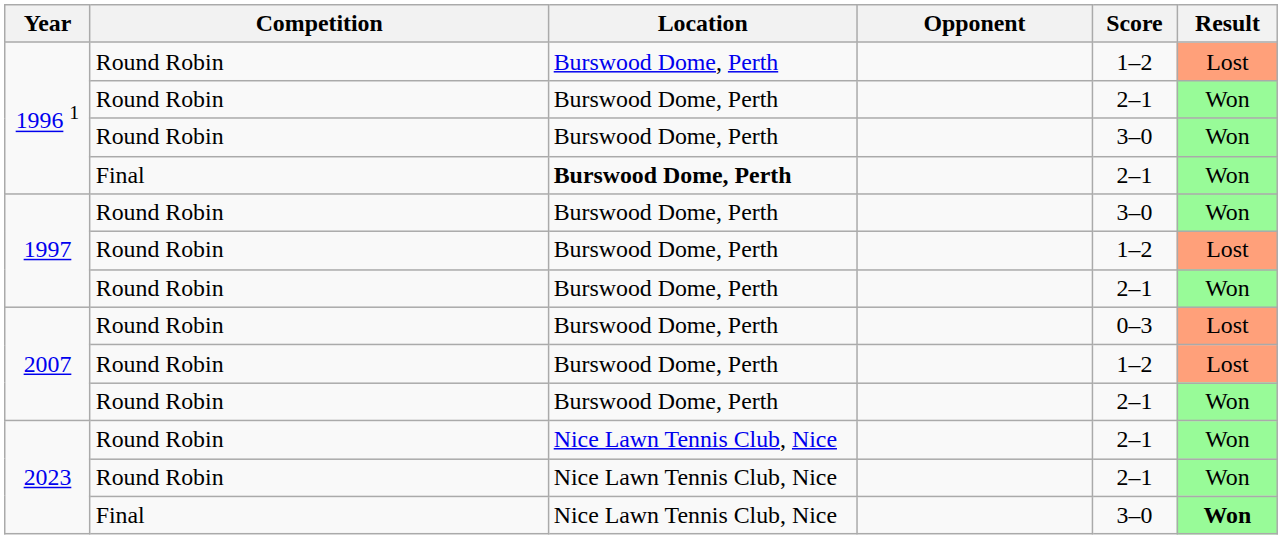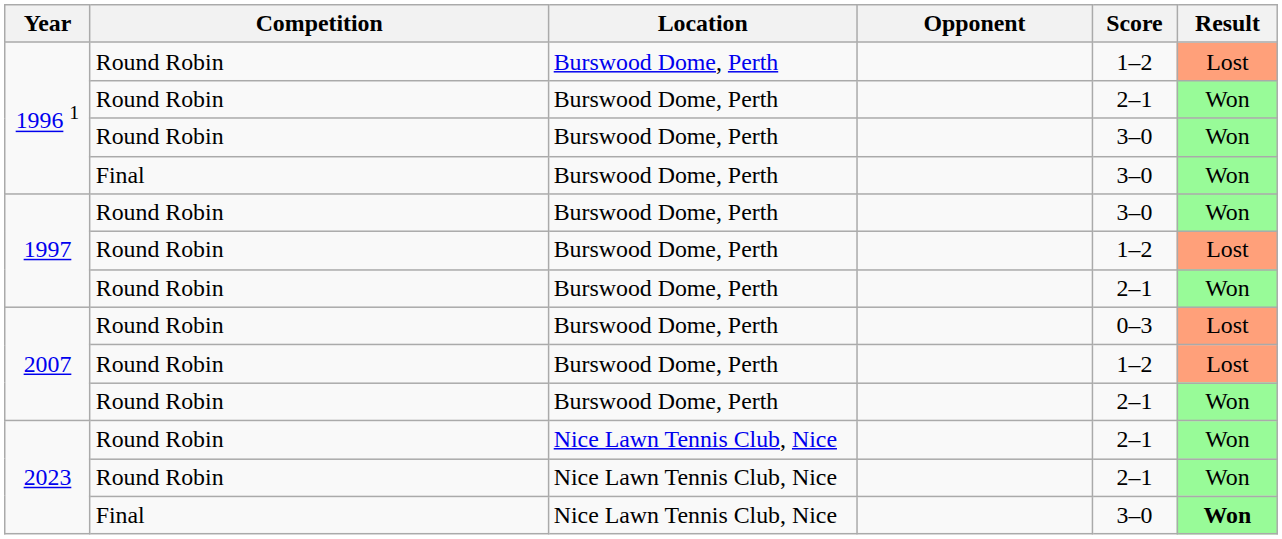(673, 174) bold -> (666, 174) normal
(1134, 174) 2–1 -> (1134, 174) 3–0
